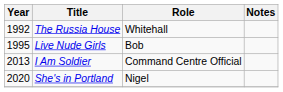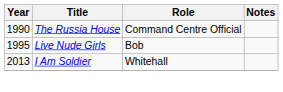(18, 29) 1992 -> (18, 29) 1990
(146, 29) Whitehall -> (183, 29) Command Centre Official
(183, 62) Command Centre Official -> (146, 62) Whitehall
- row: (74, 78)
